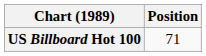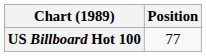(173, 39) 71 -> (173, 39) 77
